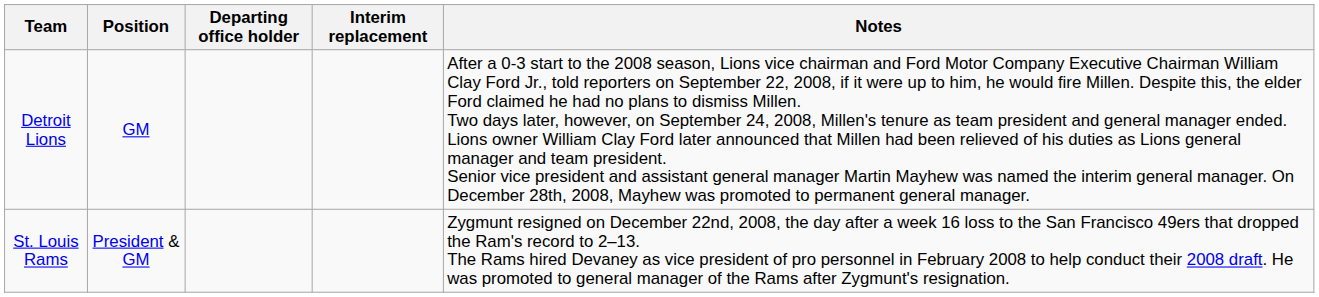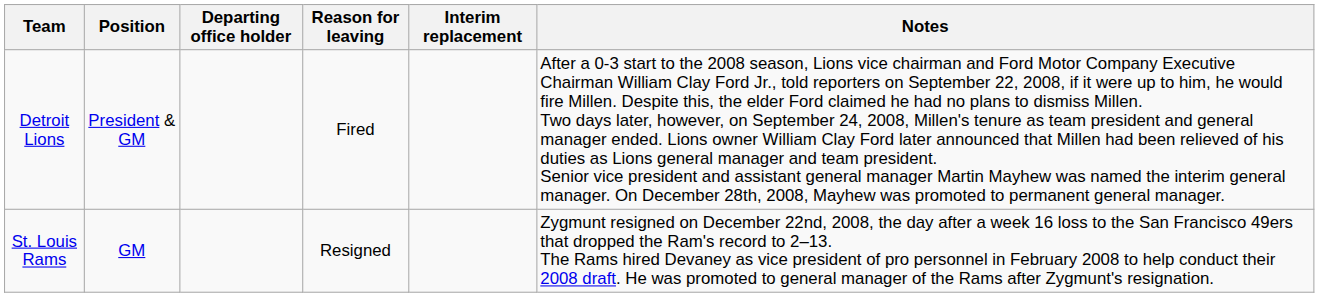+ column: (355, 27)
(136, 129) GM -> (132, 129) President & GM
(136, 250) President & GM -> (132, 250) GM
